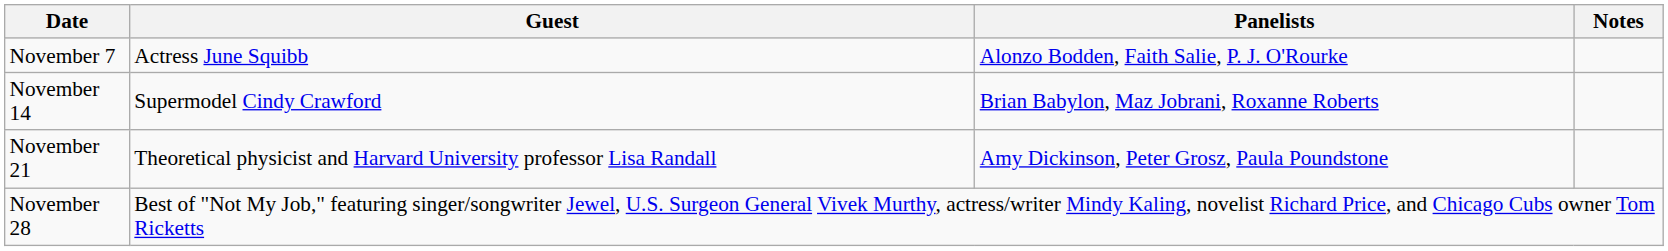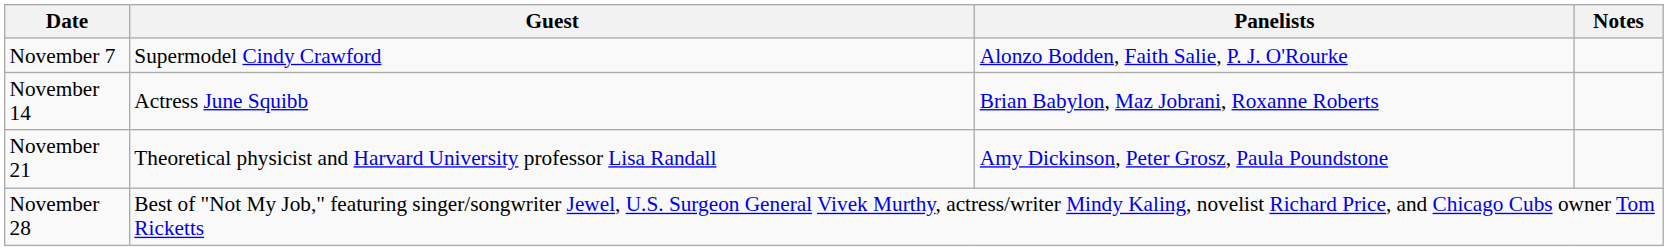(221, 55) Actress June Squibb -> (258, 55) Supermodel Cindy Crawford
(258, 100) Supermodel Cindy Crawford -> (221, 100) Actress June Squibb
